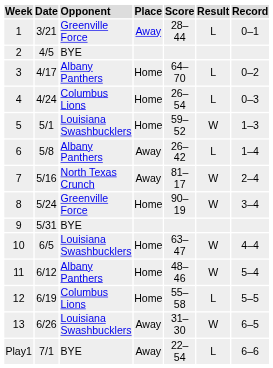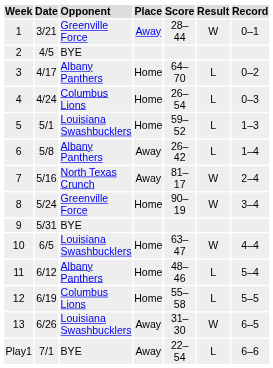(213, 32) L -> (213, 32) W
(213, 125) W -> (213, 125) L
(213, 272) W -> (213, 272) L
